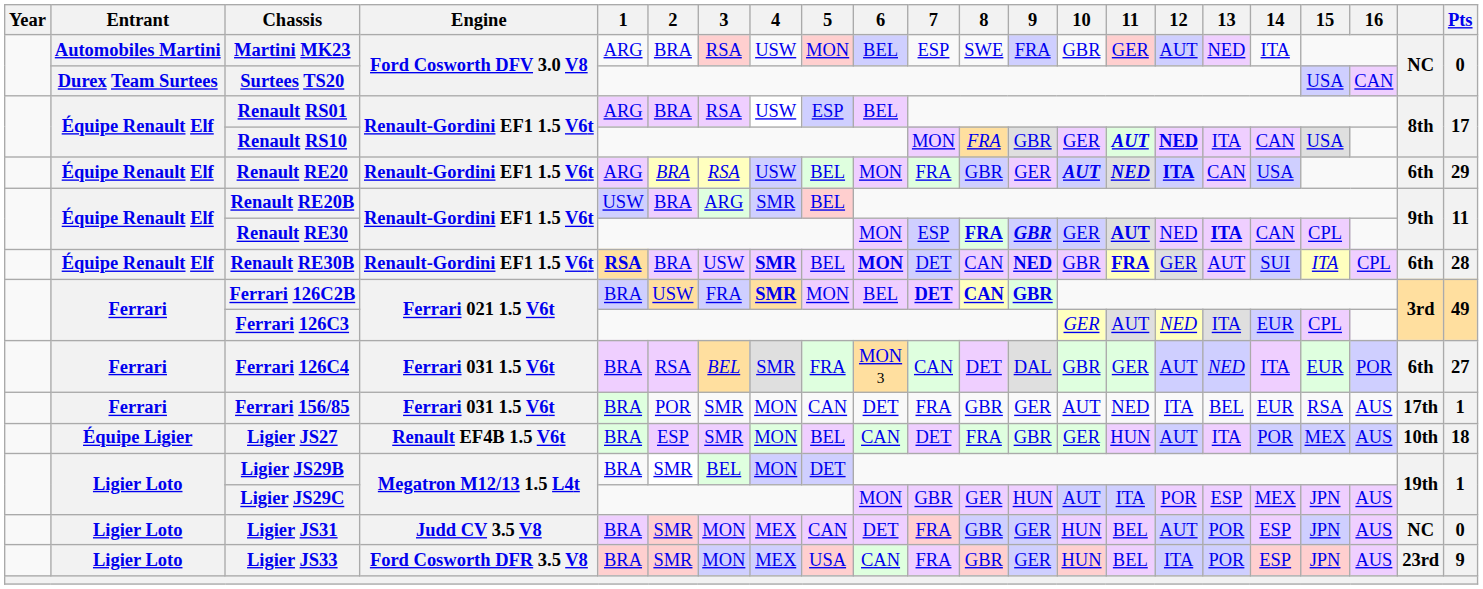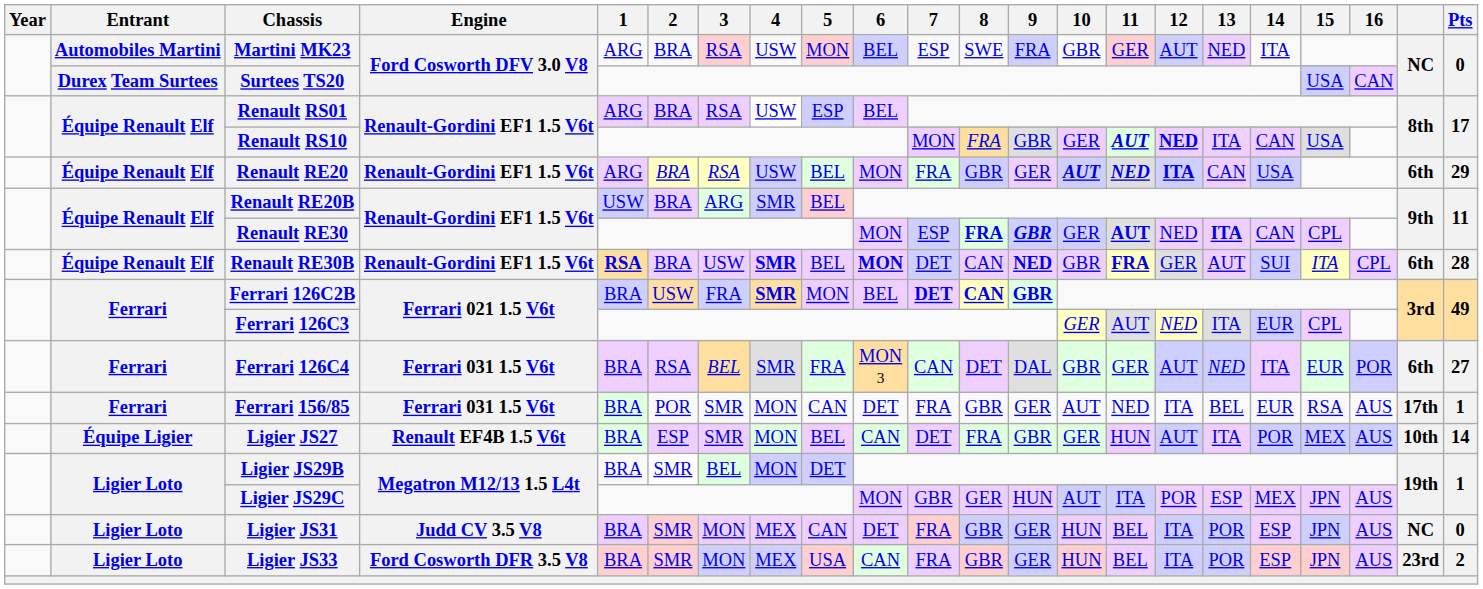(1460, 437) 18 -> (1460, 437) 14
(1179, 529) AUT -> (1179, 529) ITA
(1460, 559) 9 -> (1460, 559) 2
